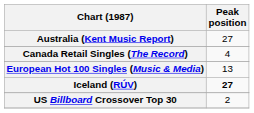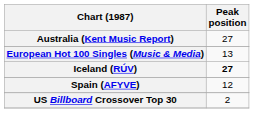- row: (105, 54)
+ row: (105, 85)
